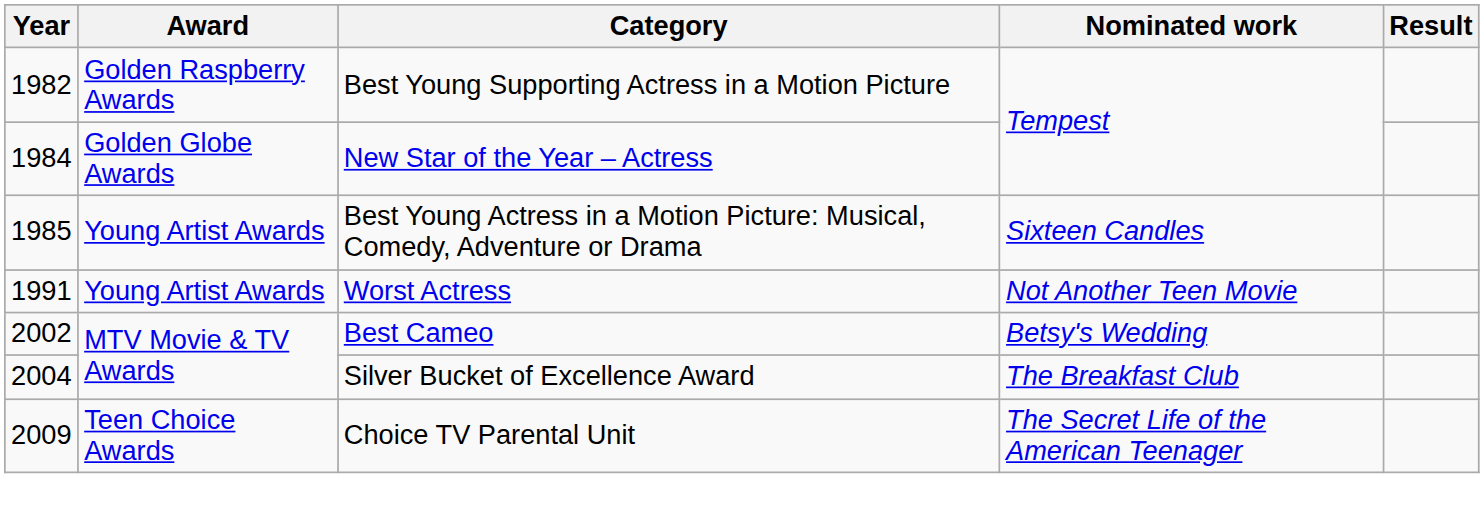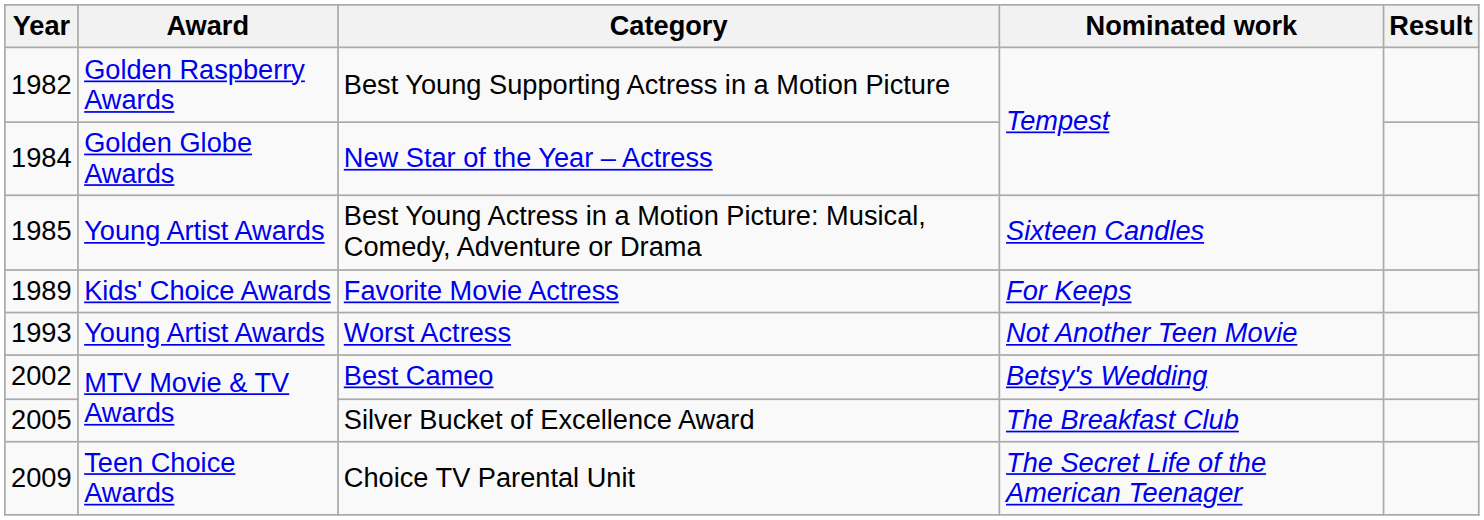+ row: (481, 290)
(41, 290) 1991 -> (41, 333) 1993
(41, 376) 2004 -> (41, 419) 2005
